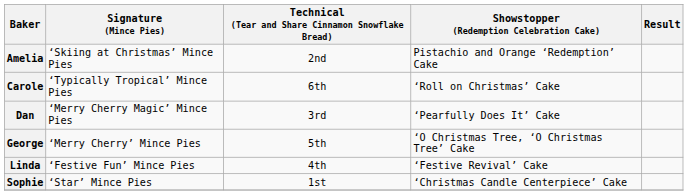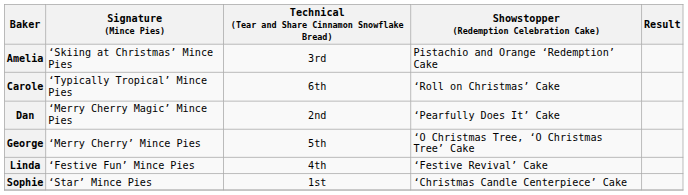(317, 58) 2nd -> (317, 58) 3rd
(317, 115) 3rd -> (317, 115) 2nd
